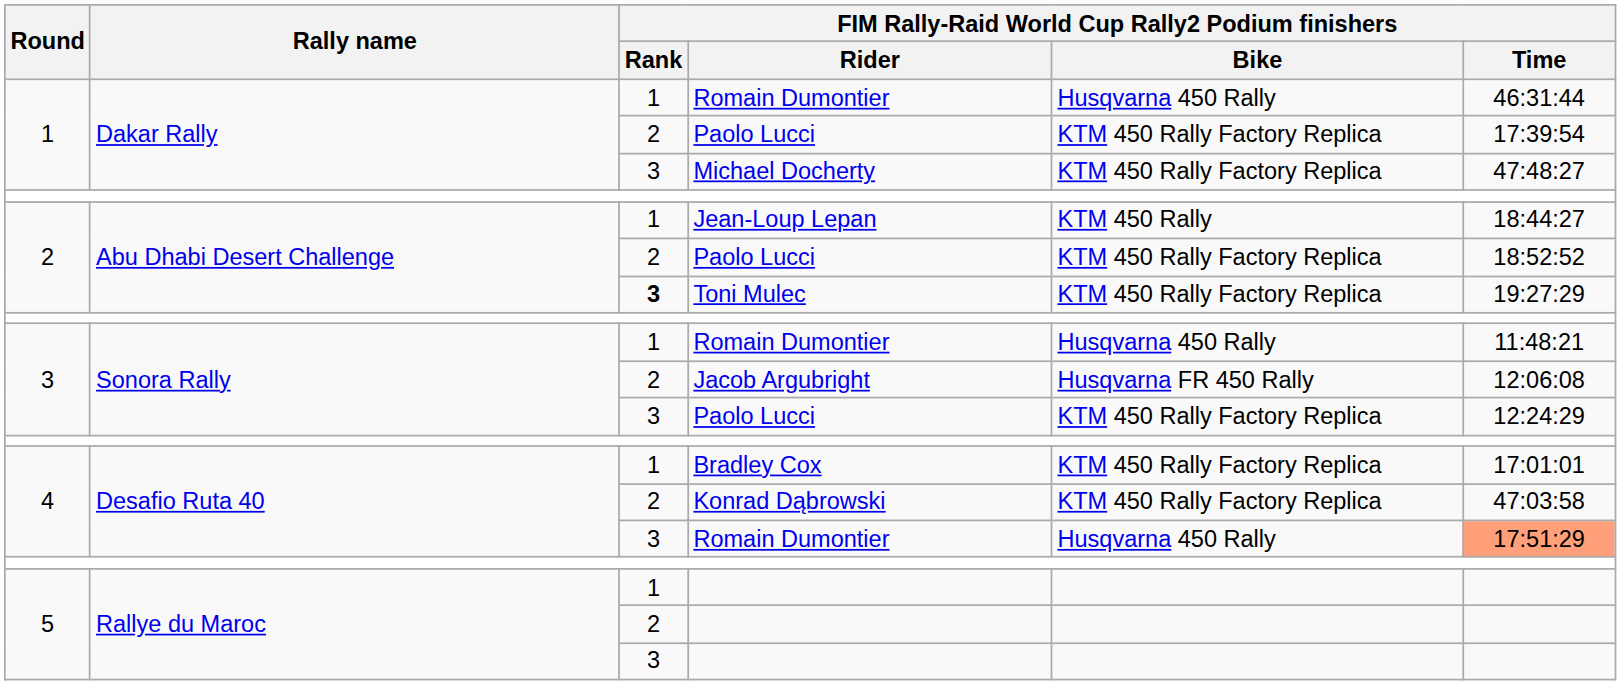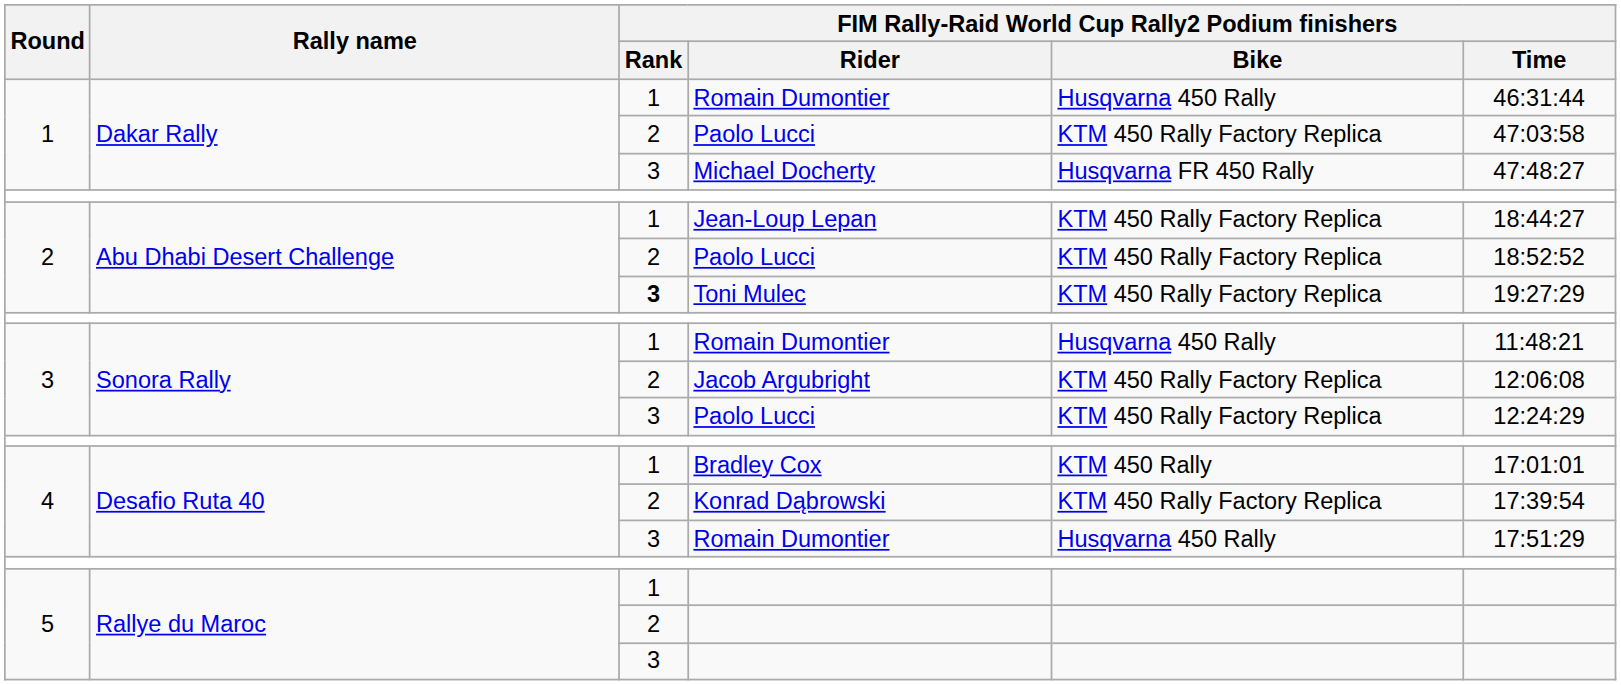(1539, 134) 17:39:54 -> (1539, 134) 47:03:58
(1220, 171) KTM 450 Rally Factory Replica -> (1186, 171) Husqvarna FR 450 Rally
(1135, 220) KTM 450 Rally -> (1220, 220) KTM 450 Rally Factory Replica
(1186, 379) Husqvarna FR 450 Rally -> (1220, 379) KTM 450 Rally Factory Replica
(1220, 464) KTM 450 Rally Factory Replica -> (1135, 464) KTM 450 Rally
(1539, 501) 47:03:58 -> (1539, 501) 17:39:54
(1539, 539) lightsalmon background -> (1539, 539) no background
